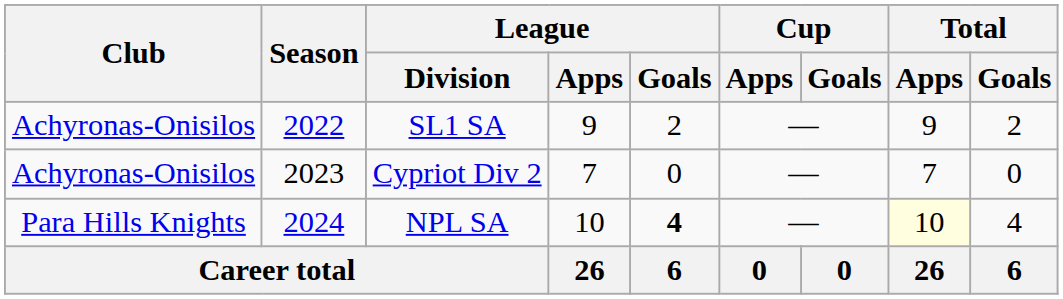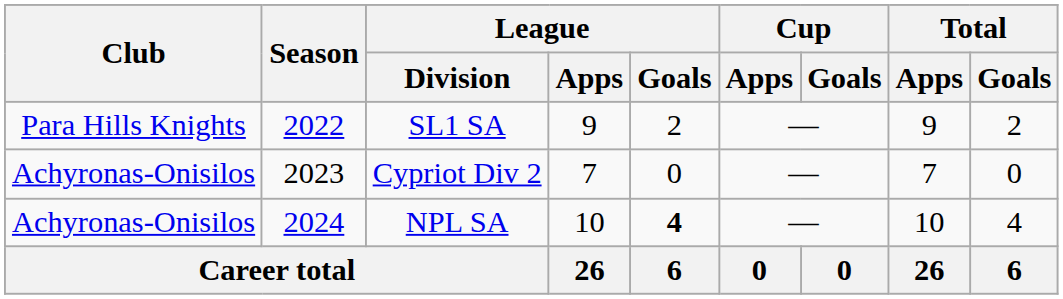(134, 125) Achyronas-Onisilos -> (134, 125) Para Hills Knights
(134, 221) Para Hills Knights -> (134, 221) Achyronas-Onisilos
(929, 221) lightyellow background -> (929, 221) no background
